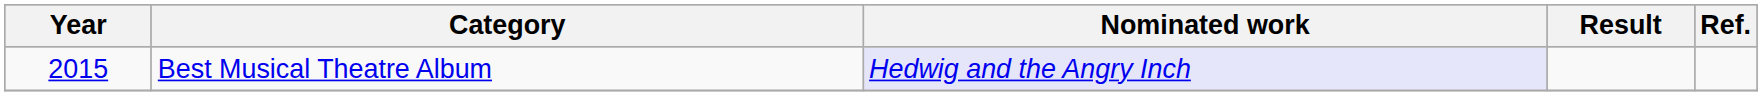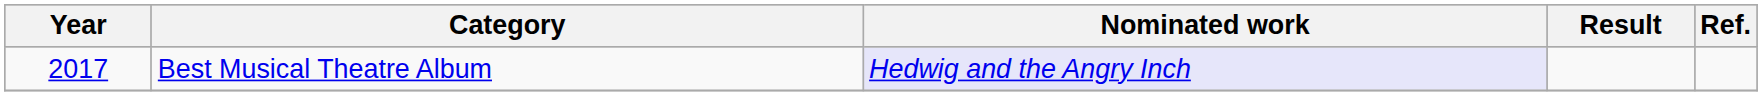(78, 68) 2015 -> (78, 68) 2017
